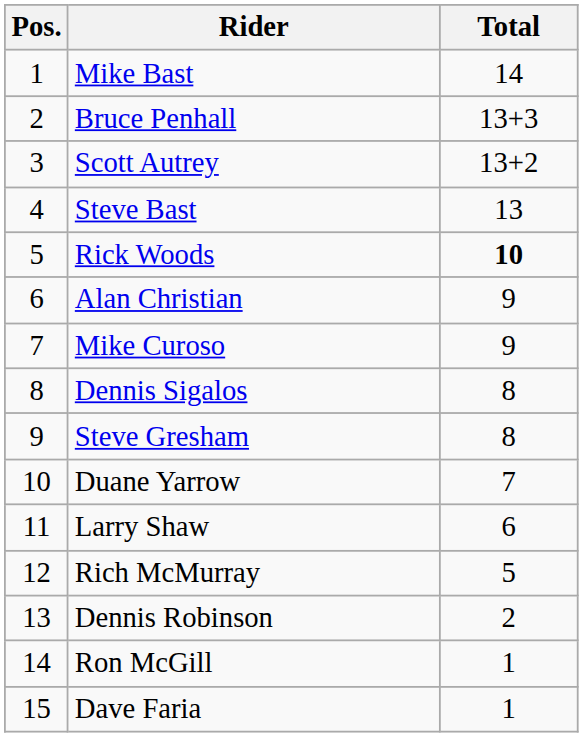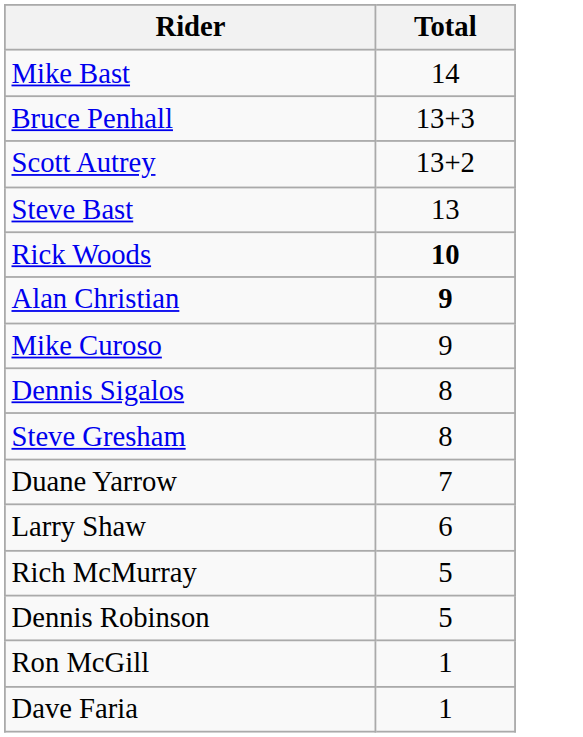- column: (37, 27)
(509, 299) normal -> (445, 299) bold
(509, 617) 2 -> (445, 617) 5
